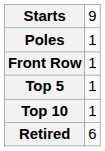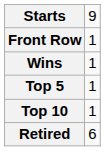- row: (45, 39)
+ row: (45, 63)
